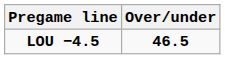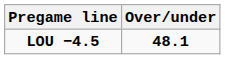(171, 42) 46.5 -> (171, 42) 48.1
